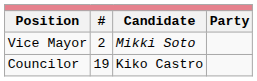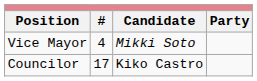(102, 43) 2 -> (102, 43) 4
(102, 65) 19 -> (102, 65) 17
